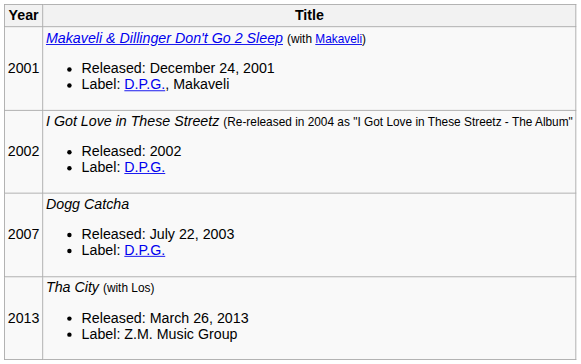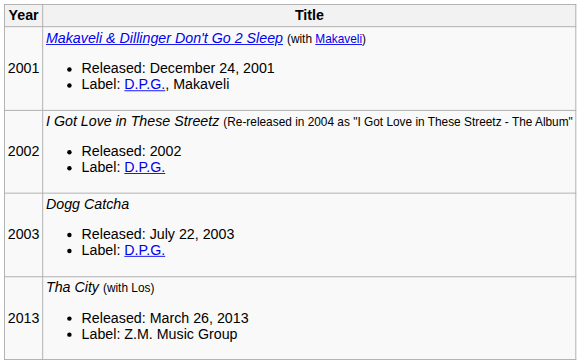(24, 234) 2007 -> (24, 234) 2003
